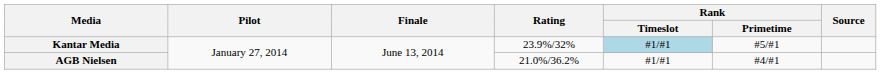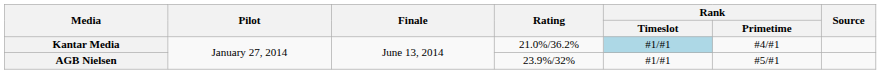(549, 44) 23.9%/32% -> (549, 44) 21.0%/36.2%
(767, 44) #5/#1 -> (767, 44) #4/#1
(549, 60) 21.0%/36.2% -> (549, 60) 23.9%/32%
(767, 60) #4/#1 -> (767, 60) #5/#1
